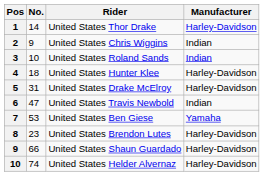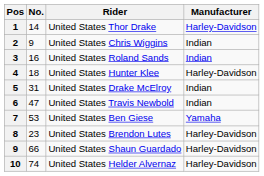(34, 58) 10 -> (34, 58) 16
(221, 88) Harley-Davidson -> (199, 88) Indian
